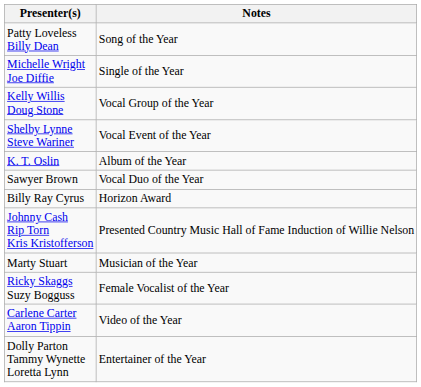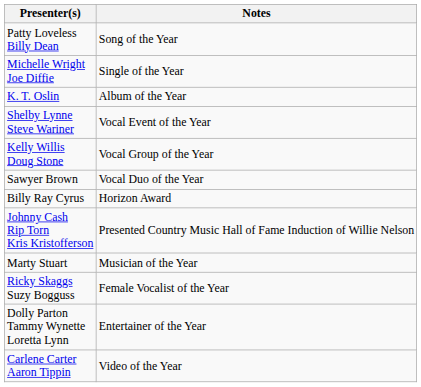rows swapped: (36, 103) <-> (33, 161)
rows swapped: (42, 320) <-> (46, 359)
